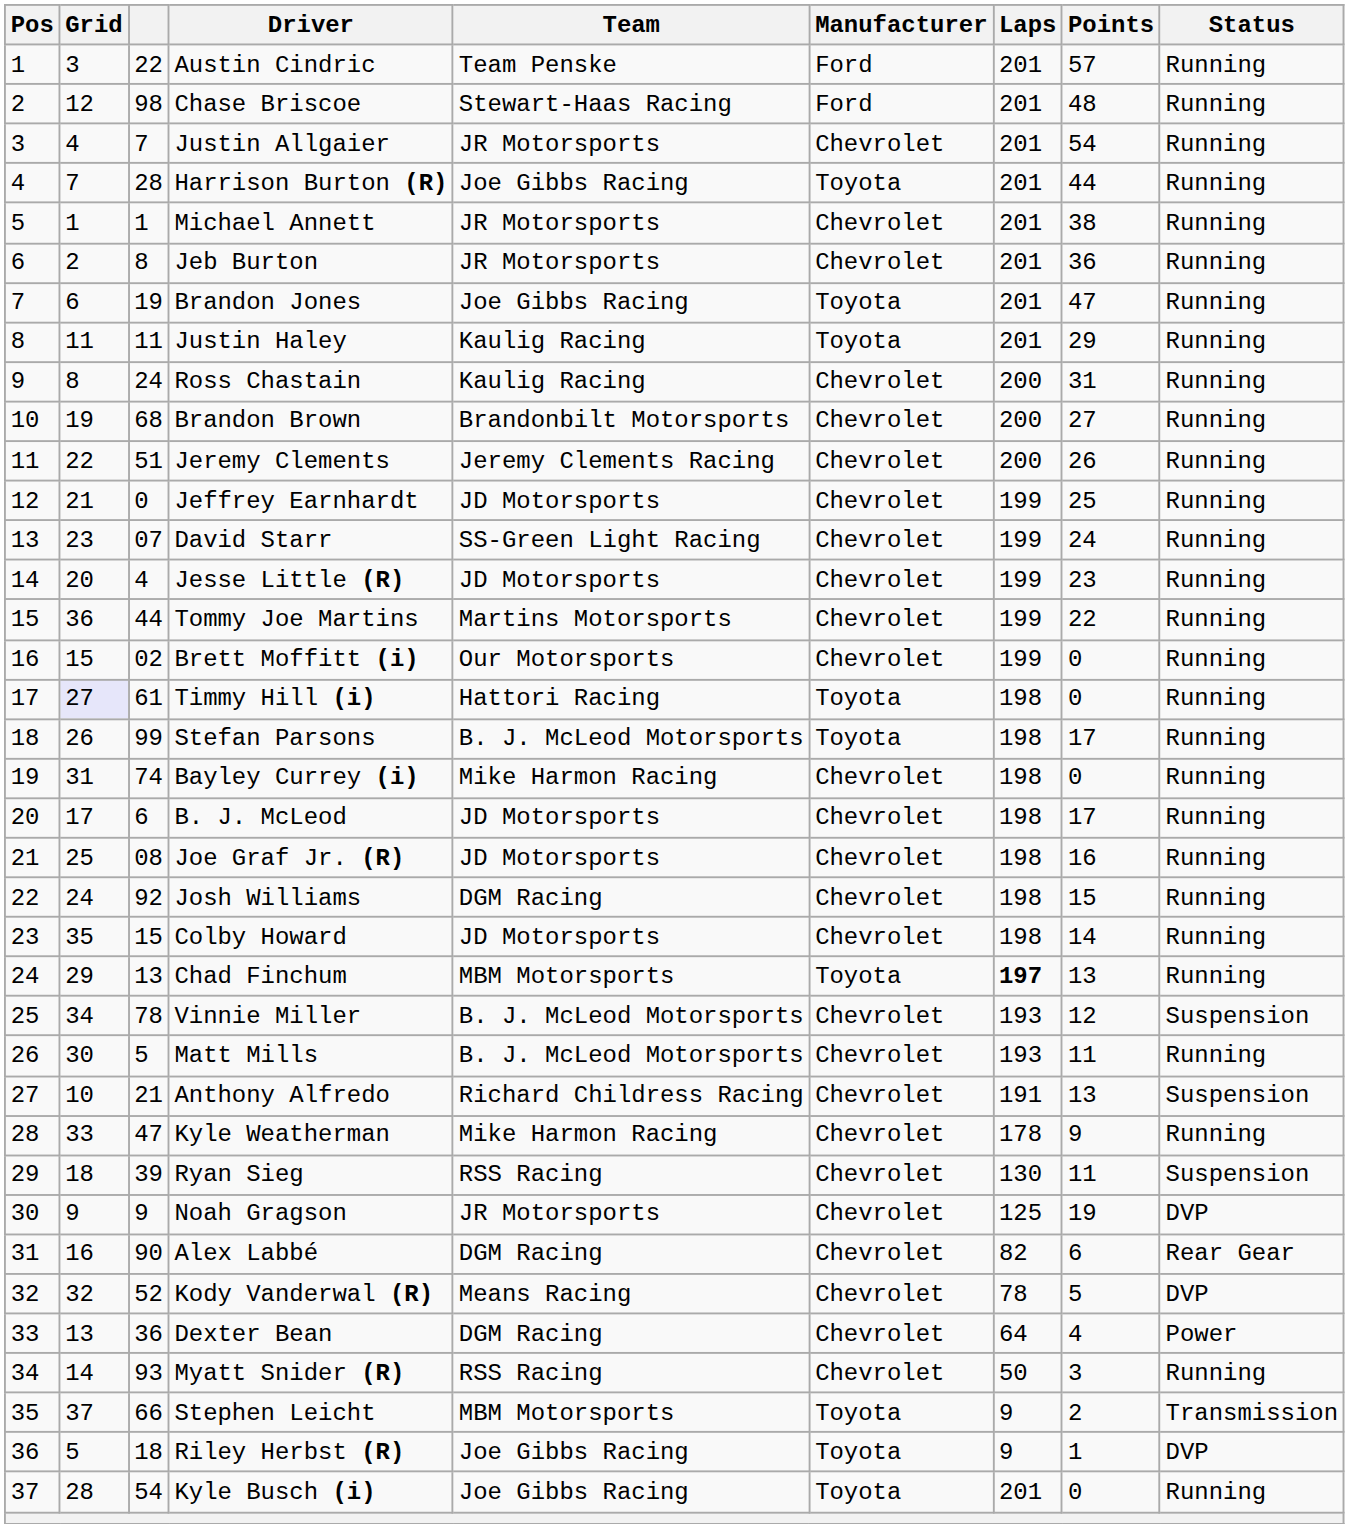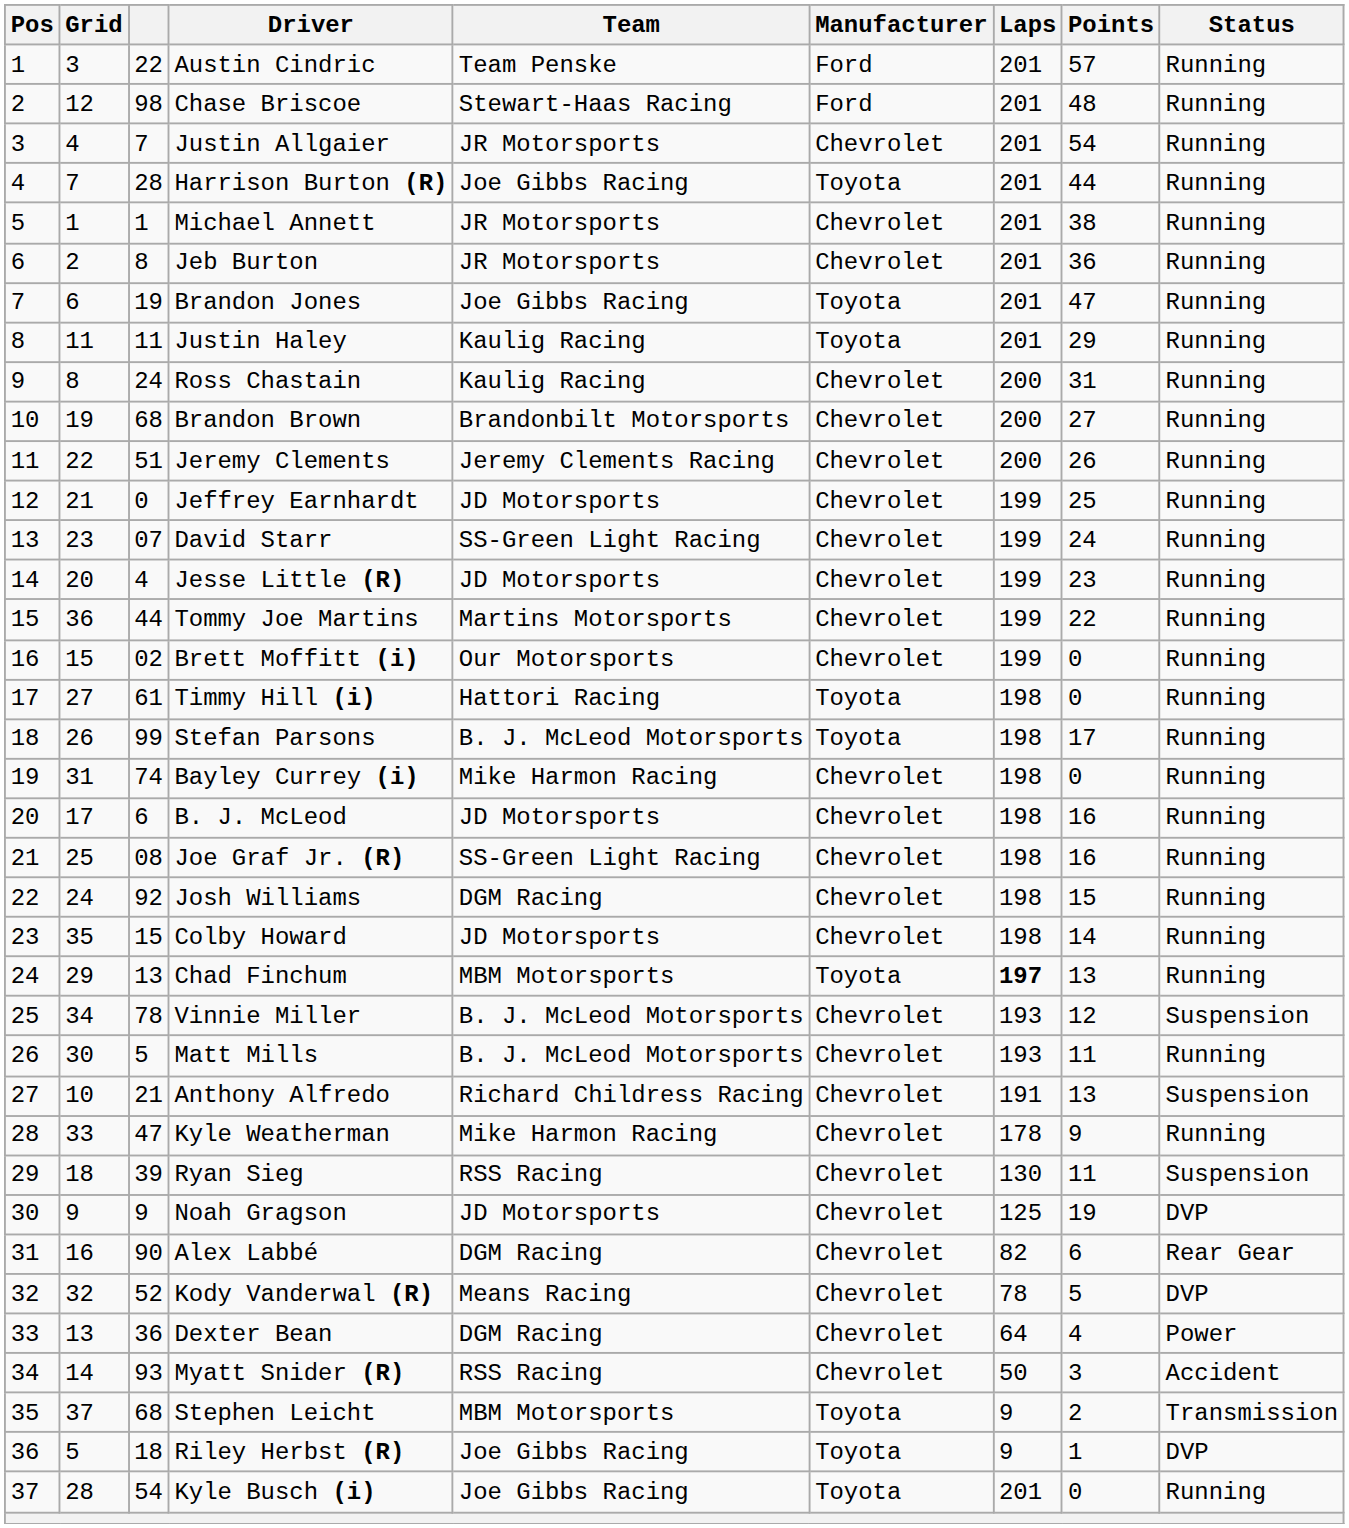(80, 699) lavender background -> (80, 699) no background
(1082, 818) 17 -> (1082, 818) 16
(559, 857) JD Motorsports -> (610, 857) SS-Green Light Racing
(559, 1214) JR Motorsports -> (559, 1214) JD Motorsports
(1216, 1373) Running -> (1223, 1373) Accident
(149, 1412) 66 -> (149, 1412) 68
